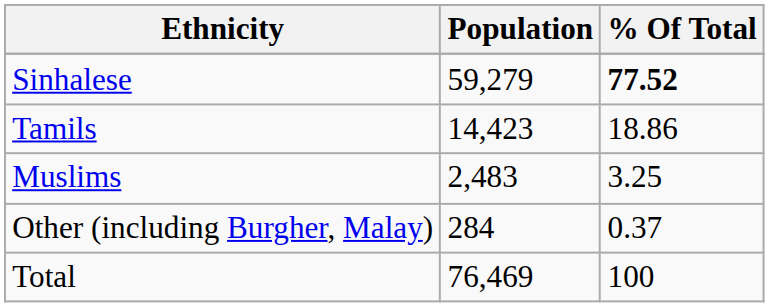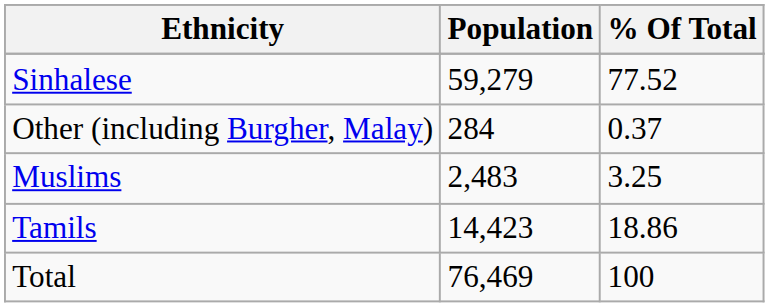(643, 78) bold -> (643, 78) normal
rows swapped: (54, 128) <-> (223, 227)
